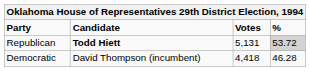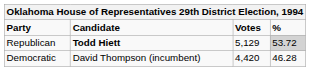(247, 43) 5,131 -> (247, 43) 5,129
(247, 58) 4,418 -> (247, 58) 4,420
